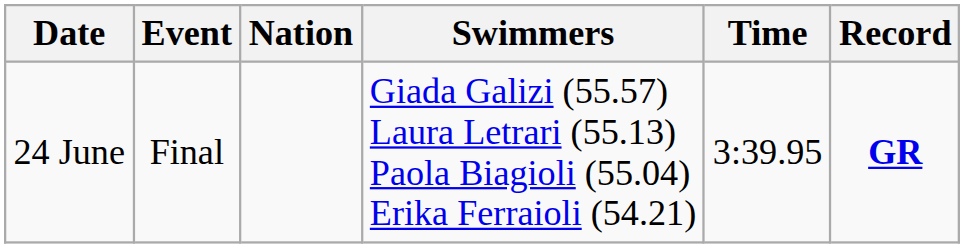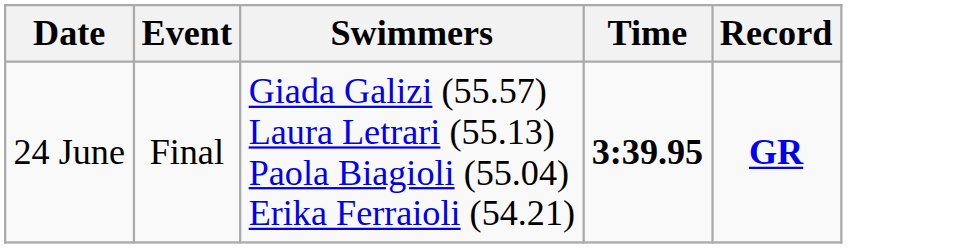- column: (301, 33)
(768, 151) normal -> (647, 151) bold
